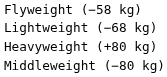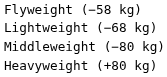rows swapped: (84, 65) <-> (81, 47)
